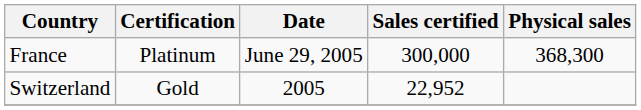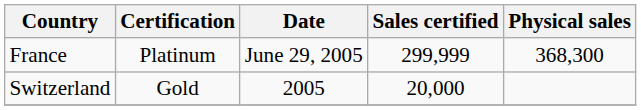(436, 54) 300,000 -> (436, 54) 299,999
(436, 88) 22,952 -> (436, 88) 20,000
